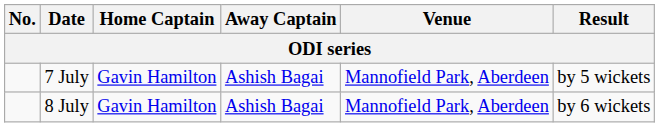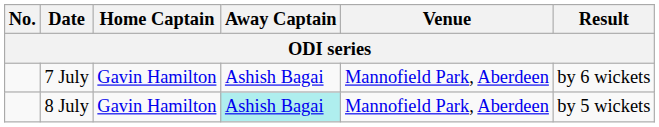(604, 77) by 5 wickets -> (604, 77) by 6 wickets
(274, 106) no background -> (274, 106) paleturquoise background
(604, 106) by 6 wickets -> (604, 106) by 5 wickets
